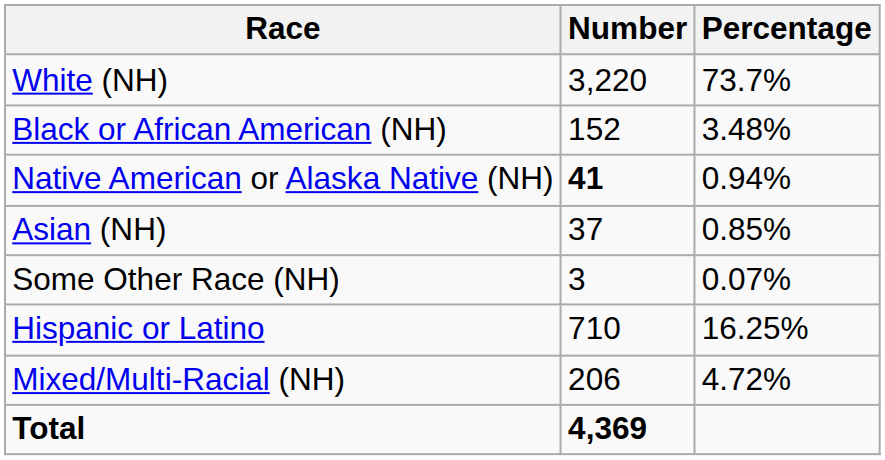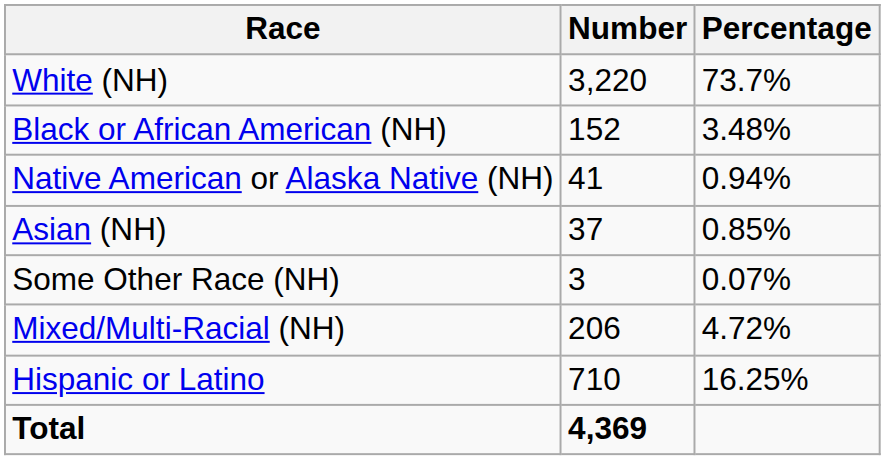(586, 179) bold -> (586, 179) normal
rows swapped: (179, 379) <-> (138, 329)
